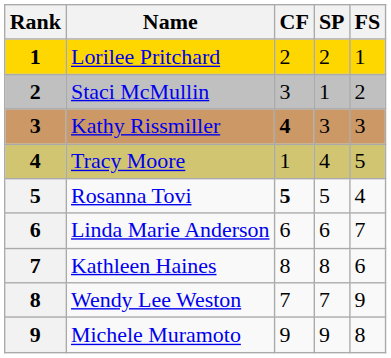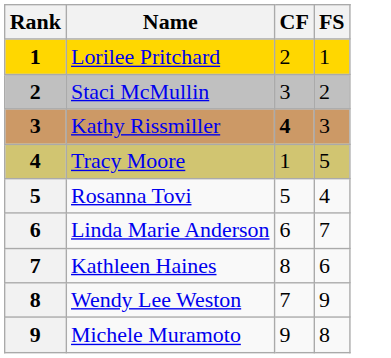- column: (332, 21)
(285, 195) bold -> (285, 195) normal
